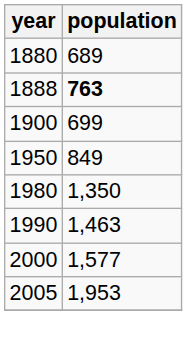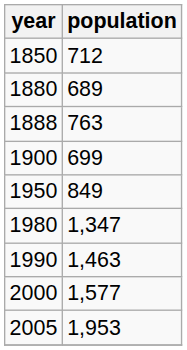+ row: (33, 55)
(85, 89) bold -> (85, 123) normal
(94, 191) 1,350 -> (94, 225) 1,347
